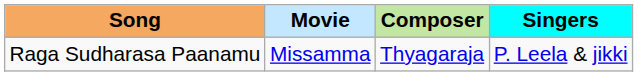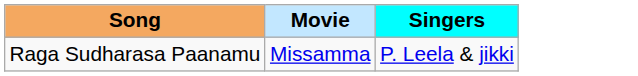- column: (432, 20)
